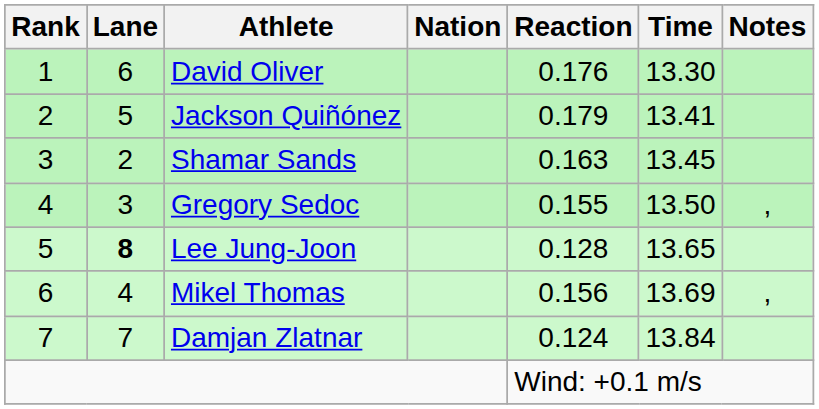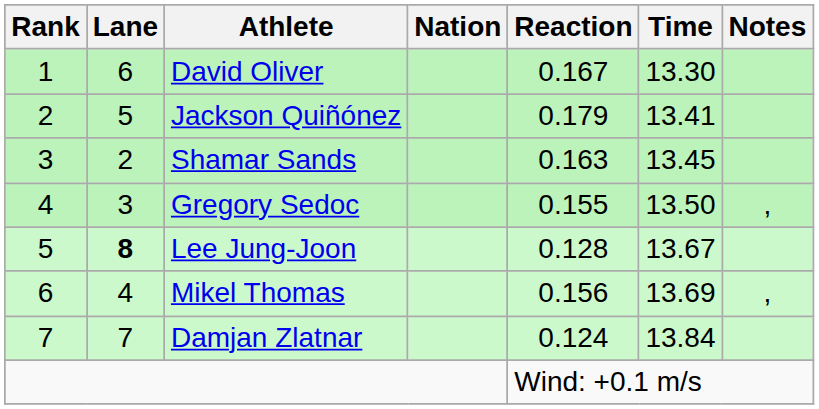(573, 71) 0.176 -> (573, 71) 0.167
(680, 248) 13.65 -> (680, 248) 13.67
